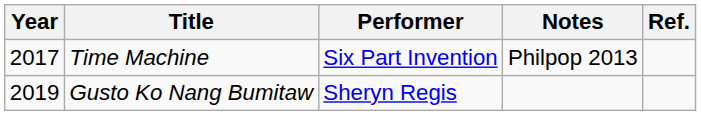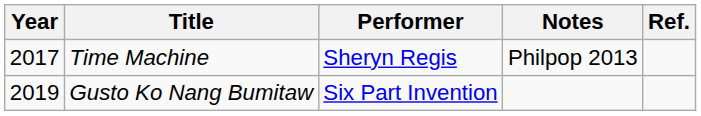(410, 57) Six Part Invention -> (390, 57) Sheryn Regis
(390, 92) Sheryn Regis -> (410, 92) Six Part Invention
